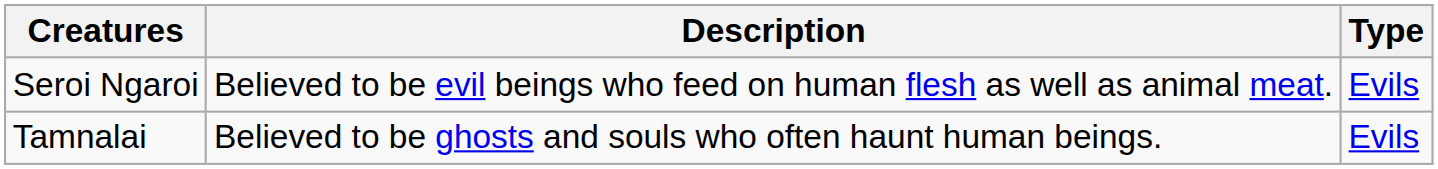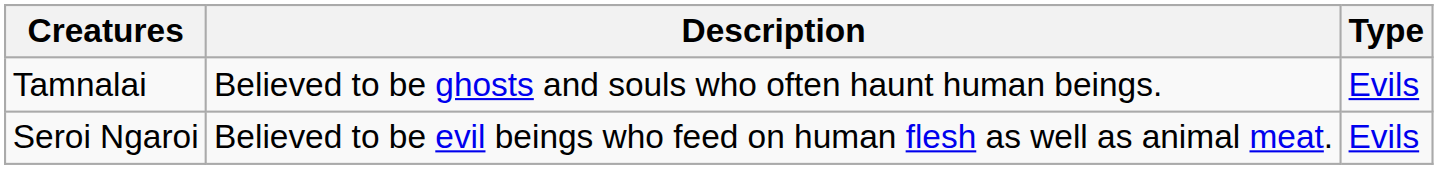rows swapped: (106, 84) <-> (80, 137)
